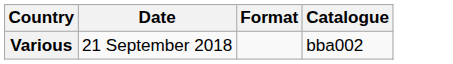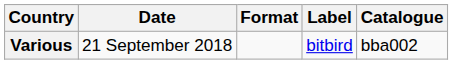+ column: (330, 18)
